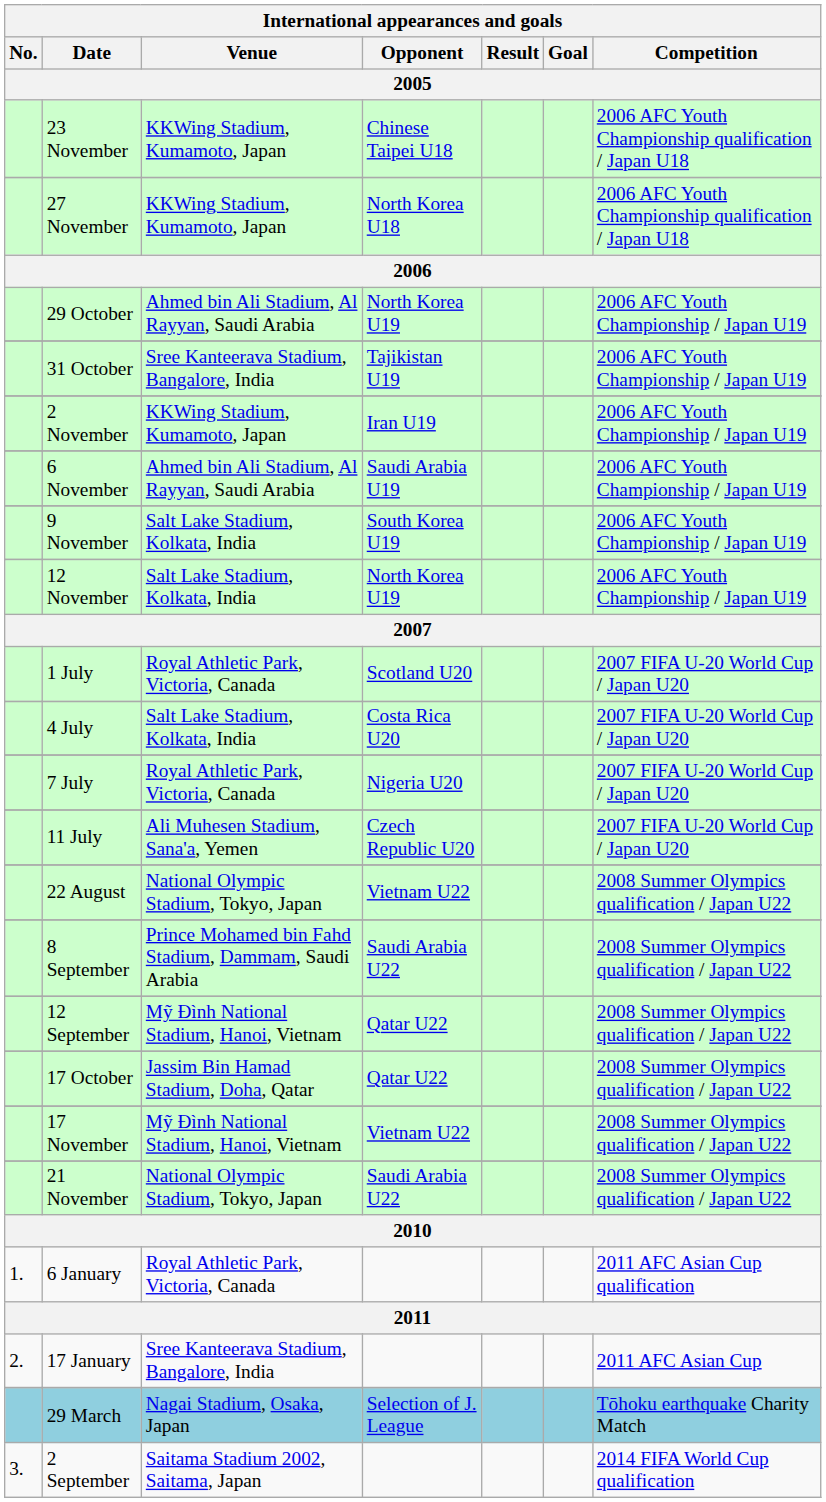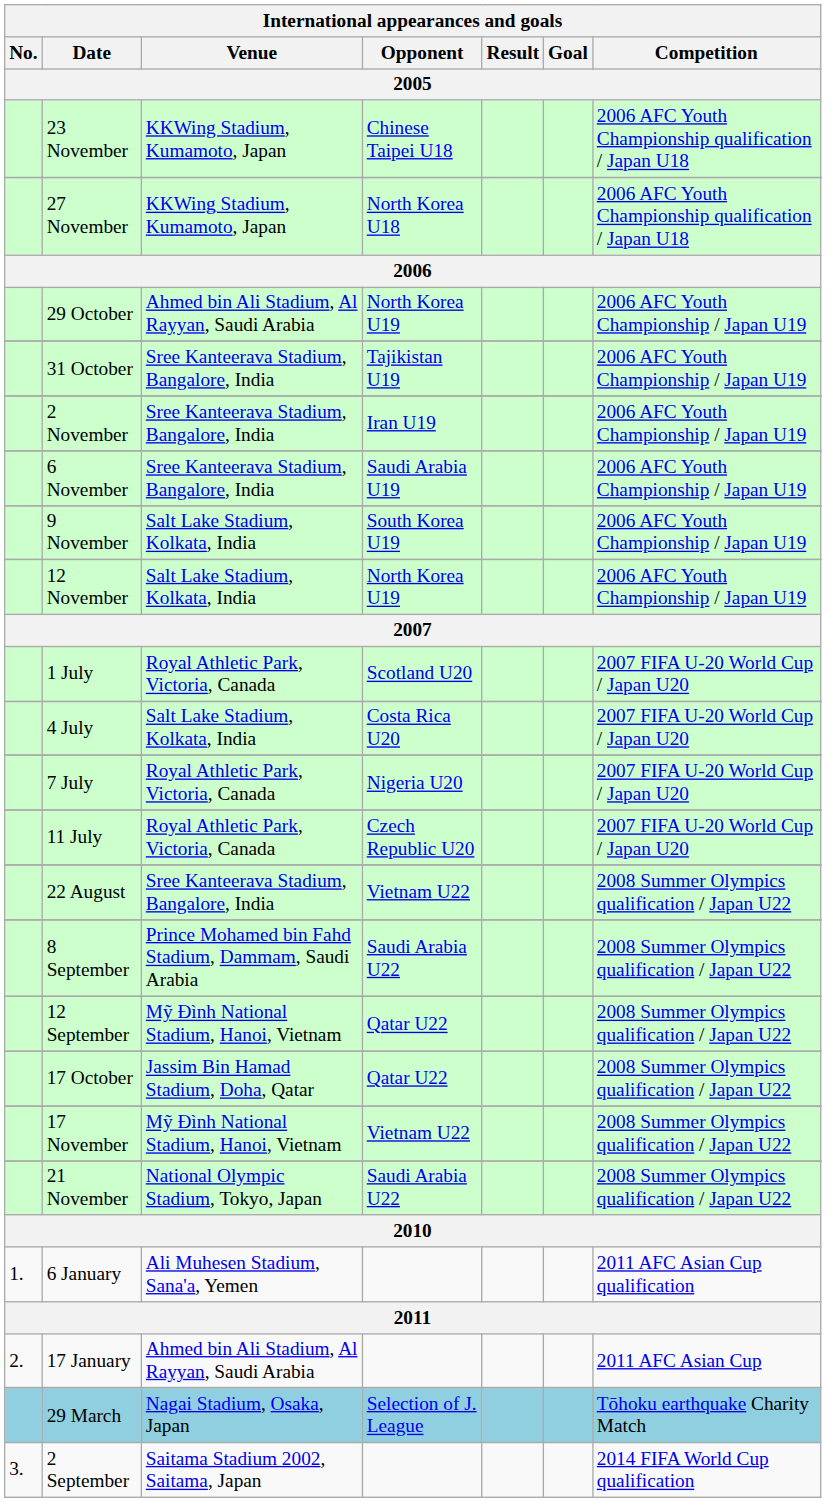(218, 423) KKWing Stadium, Kumamoto, Japan -> (246, 423) Sree Kanteerava Stadium, Bangalore, India
(252, 478) Ahmed bin Ali Stadium, Al Rayyan, Saudi Arabia -> (246, 478) Sree Kanteerava Stadium, Bangalore, India
(233, 837) Ali Muhesen Stadium, Sana'a, Yemen -> (224, 837) Royal Athletic Park, Victoria, Canada
(234, 892) National Olympic Stadium, Tokyo, Japan -> (246, 892) Sree Kanteerava Stadium, Bangalore, India
(224, 1274) Royal Athletic Park, Victoria, Canada -> (233, 1274) Ali Muhesen Stadium, Sana'a, Yemen
(246, 1360) Sree Kanteerava Stadium, Bangalore, India -> (252, 1360) Ahmed bin Ali Stadium, Al Rayyan, Saudi Arabia
